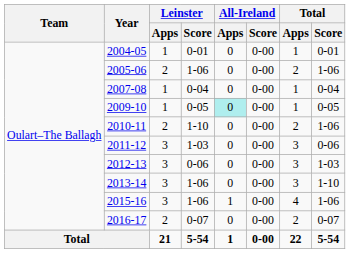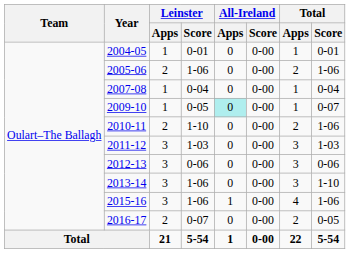(328, 107) 0-05 -> (328, 107) 0-07
(328, 145) 0-06 -> (328, 145) 1-03
(328, 164) 1-03 -> (328, 164) 0-06
(328, 220) 0-07 -> (328, 220) 0-05
